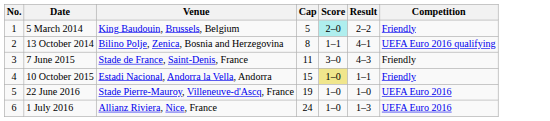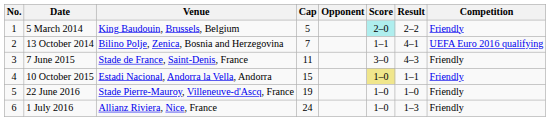+ column: (343, 12)
(308, 44) 8 -> (308, 44) 7
(417, 92) UEFA Euro 2016 -> (447, 92) Friendly
(417, 108) UEFA Euro 2016 -> (447, 108) Friendly
